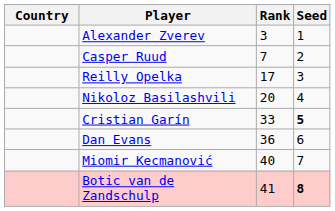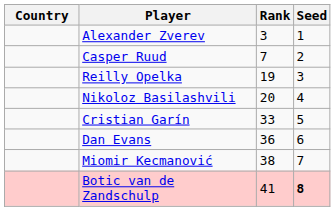(267, 77) 17 -> (267, 77) 19
(300, 119) bold -> (300, 119) normal
(267, 160) 40 -> (267, 160) 38
